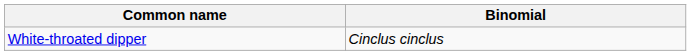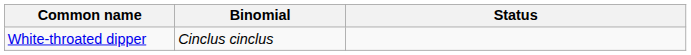+ column: (516, 15)
